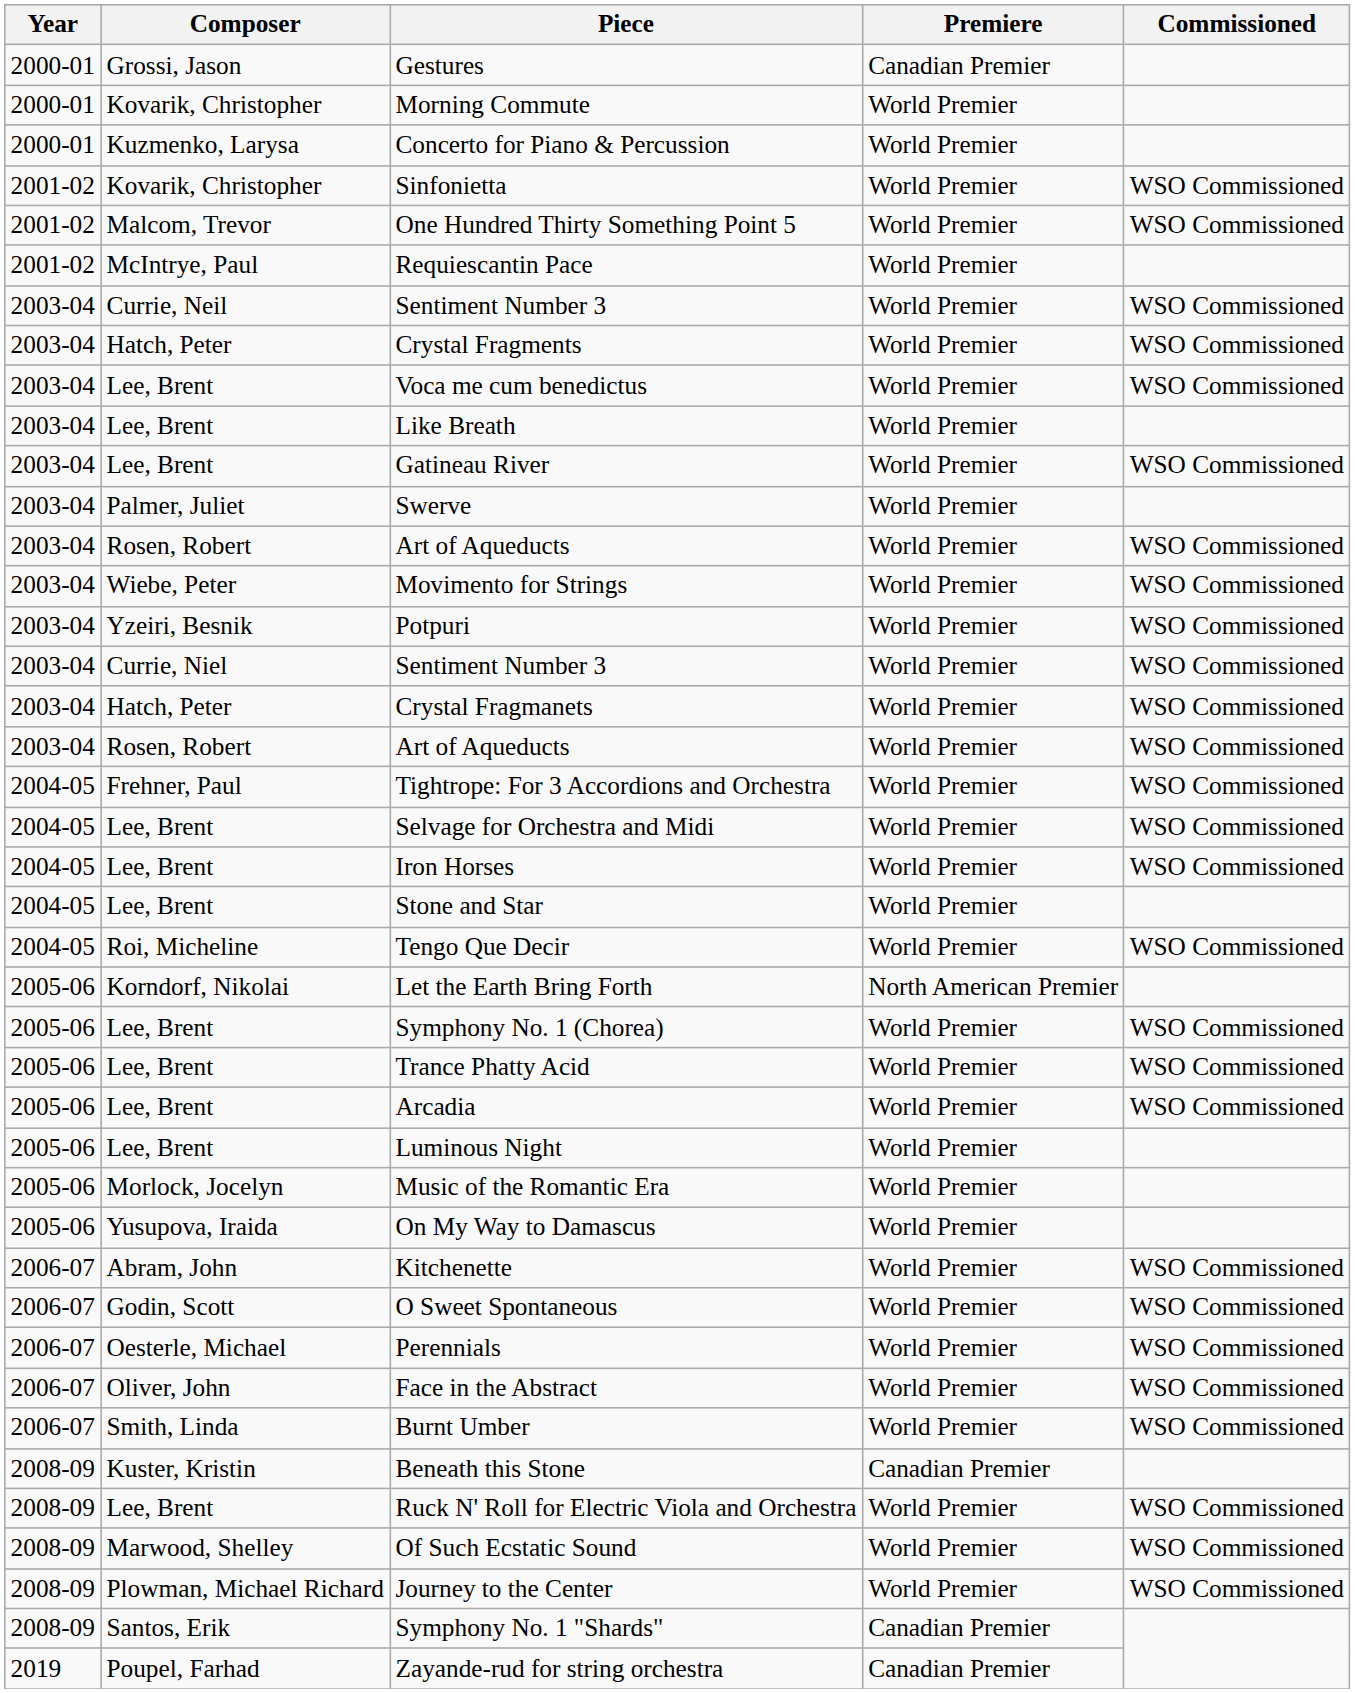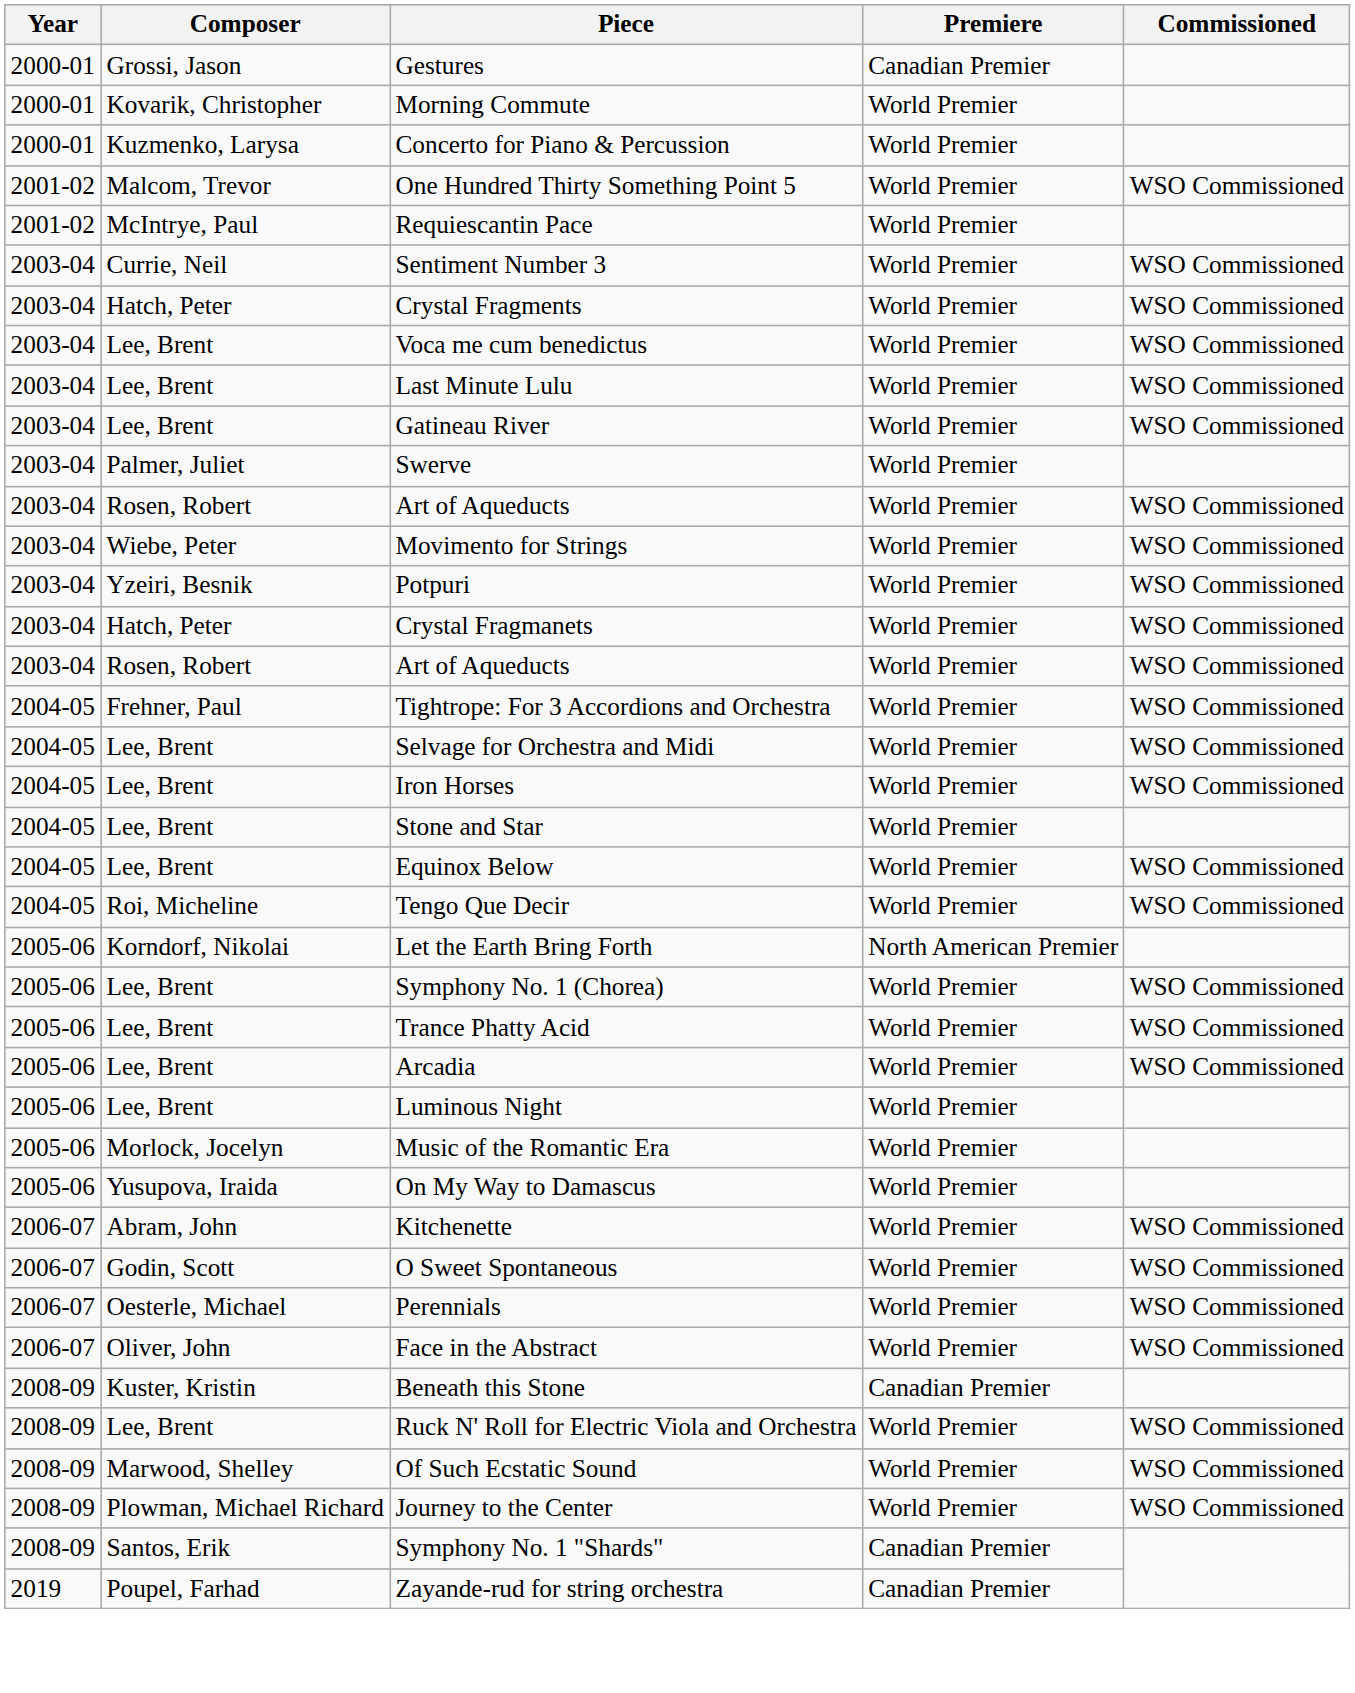- row: (214, 184)
- row: (160, 425)
+ row: (160, 385)
- row: (167, 666)
+ row: (160, 866)
- row: (173, 1427)
